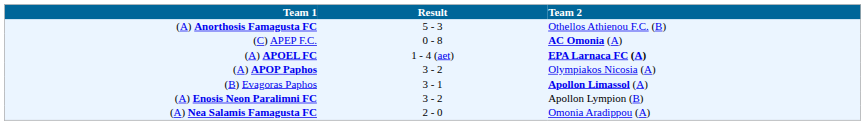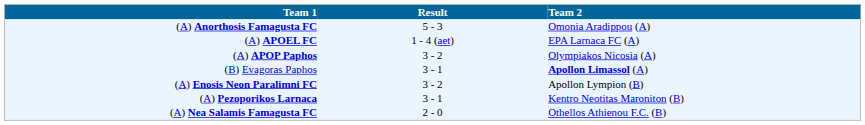(607, 26) Othellos Athienou F.C. (B) -> (599, 26) Omonia Aradippou (A)
- row: (285, 40)
(597, 55) bold -> (594, 40) normal
+ row: (258, 98)
(599, 112) Omonia Aradippou (A) -> (607, 112) Othellos Athienou F.C. (B)
